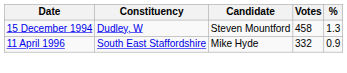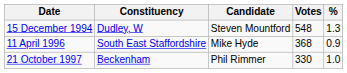(303, 28) 458 -> (303, 28) 548
(303, 44) 332 -> (303, 44) 368
+ row: (44, 60)
